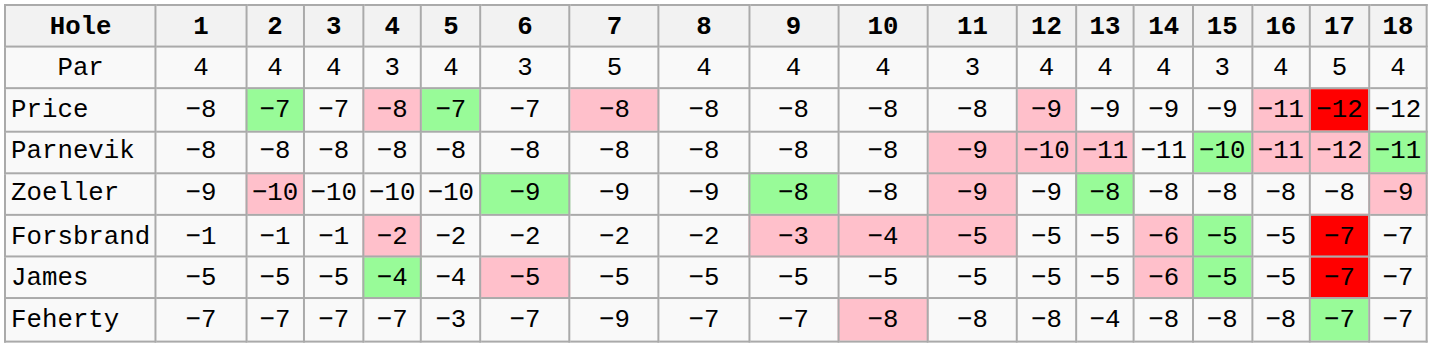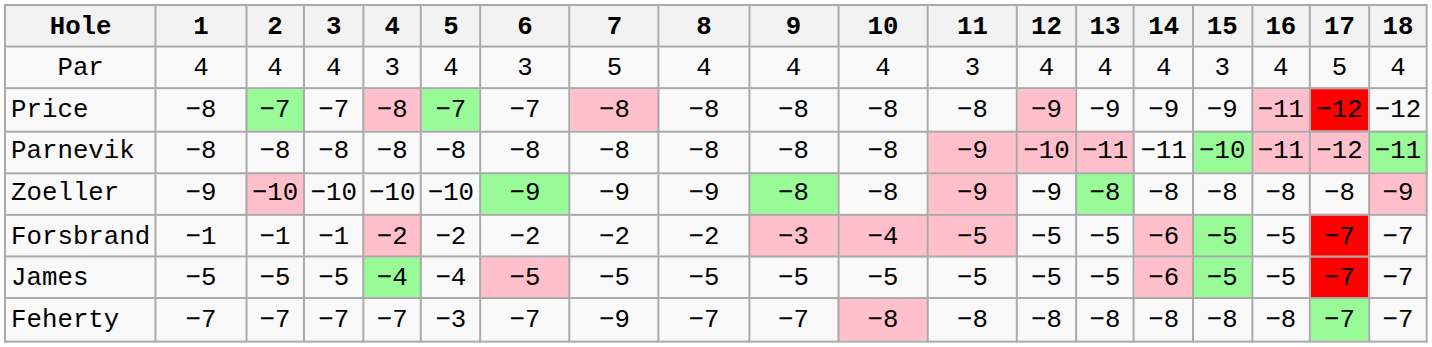(1105, 320) −4 -> (1105, 320) −8
